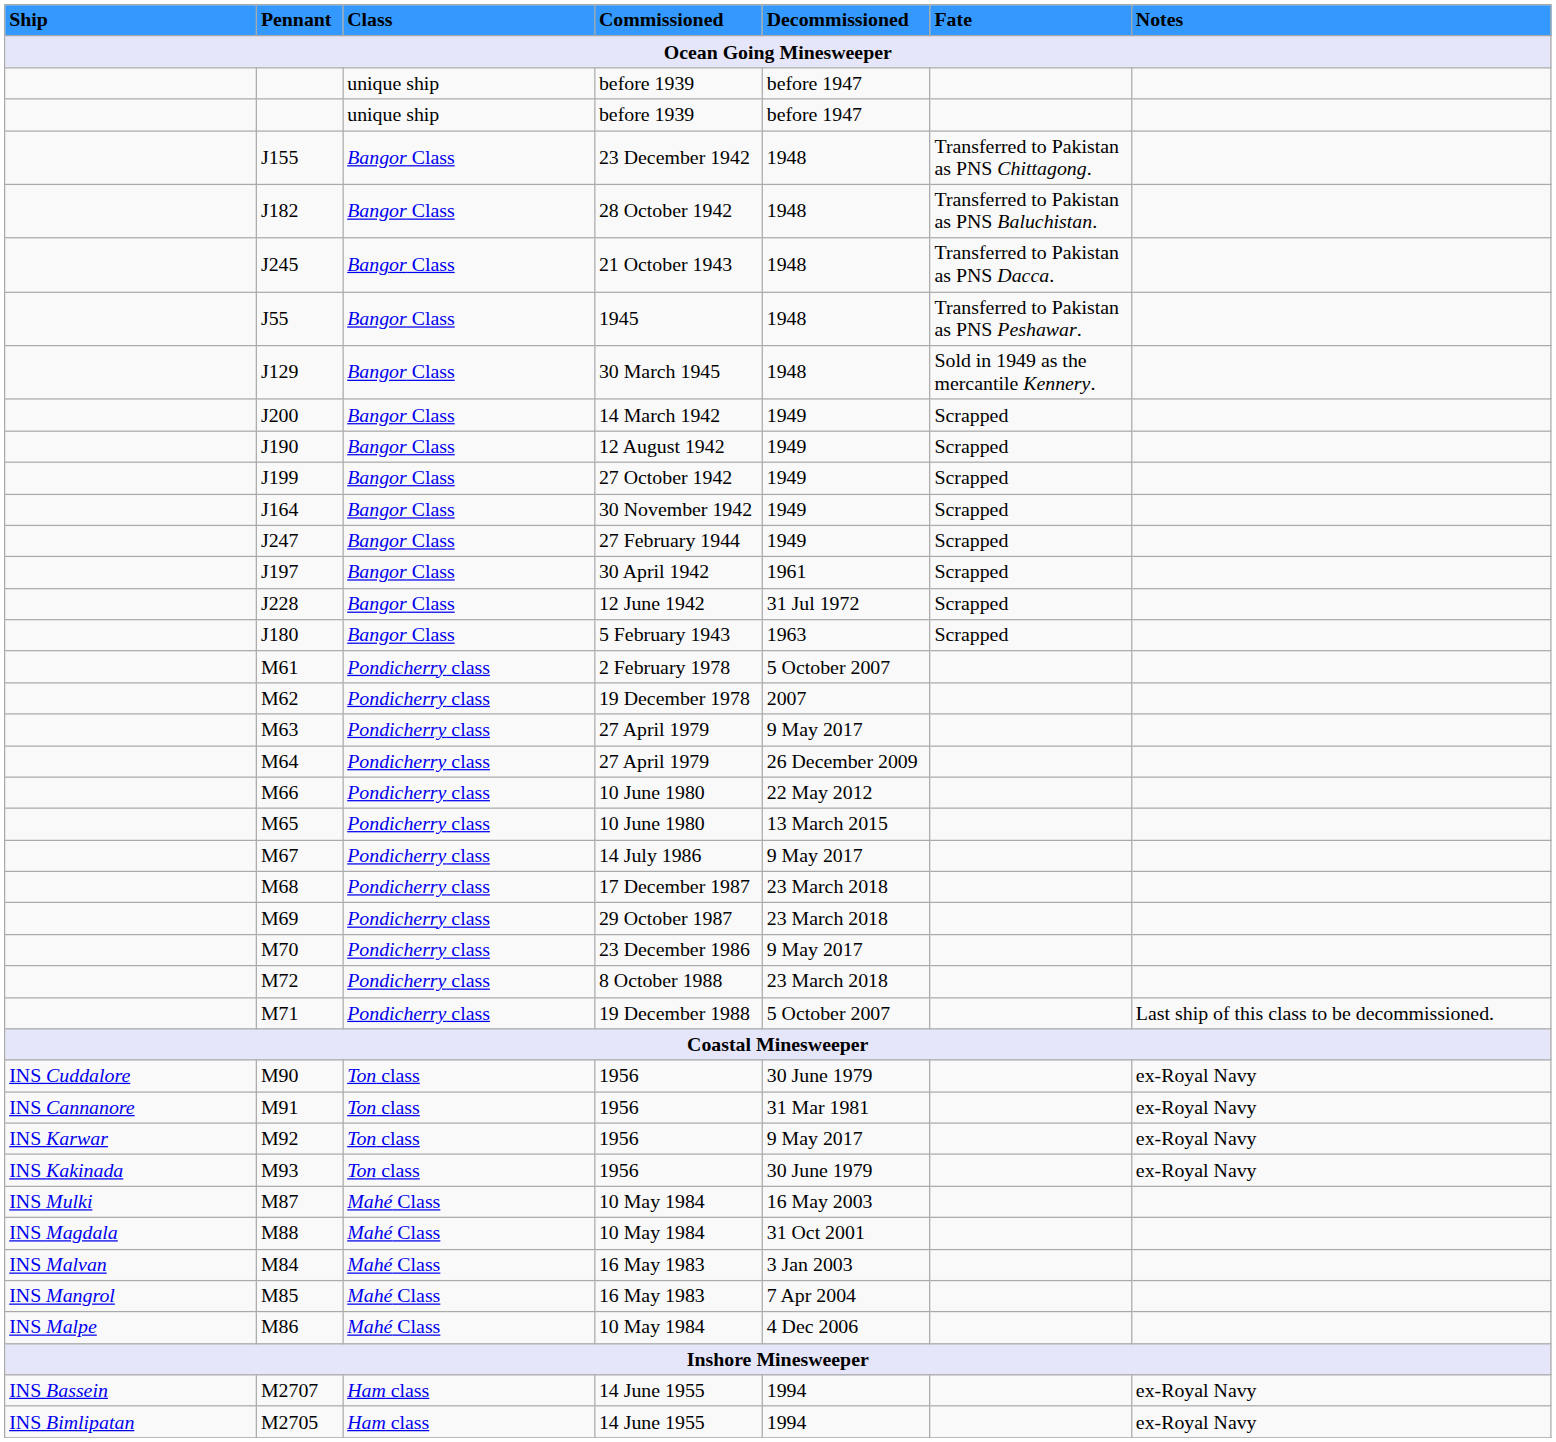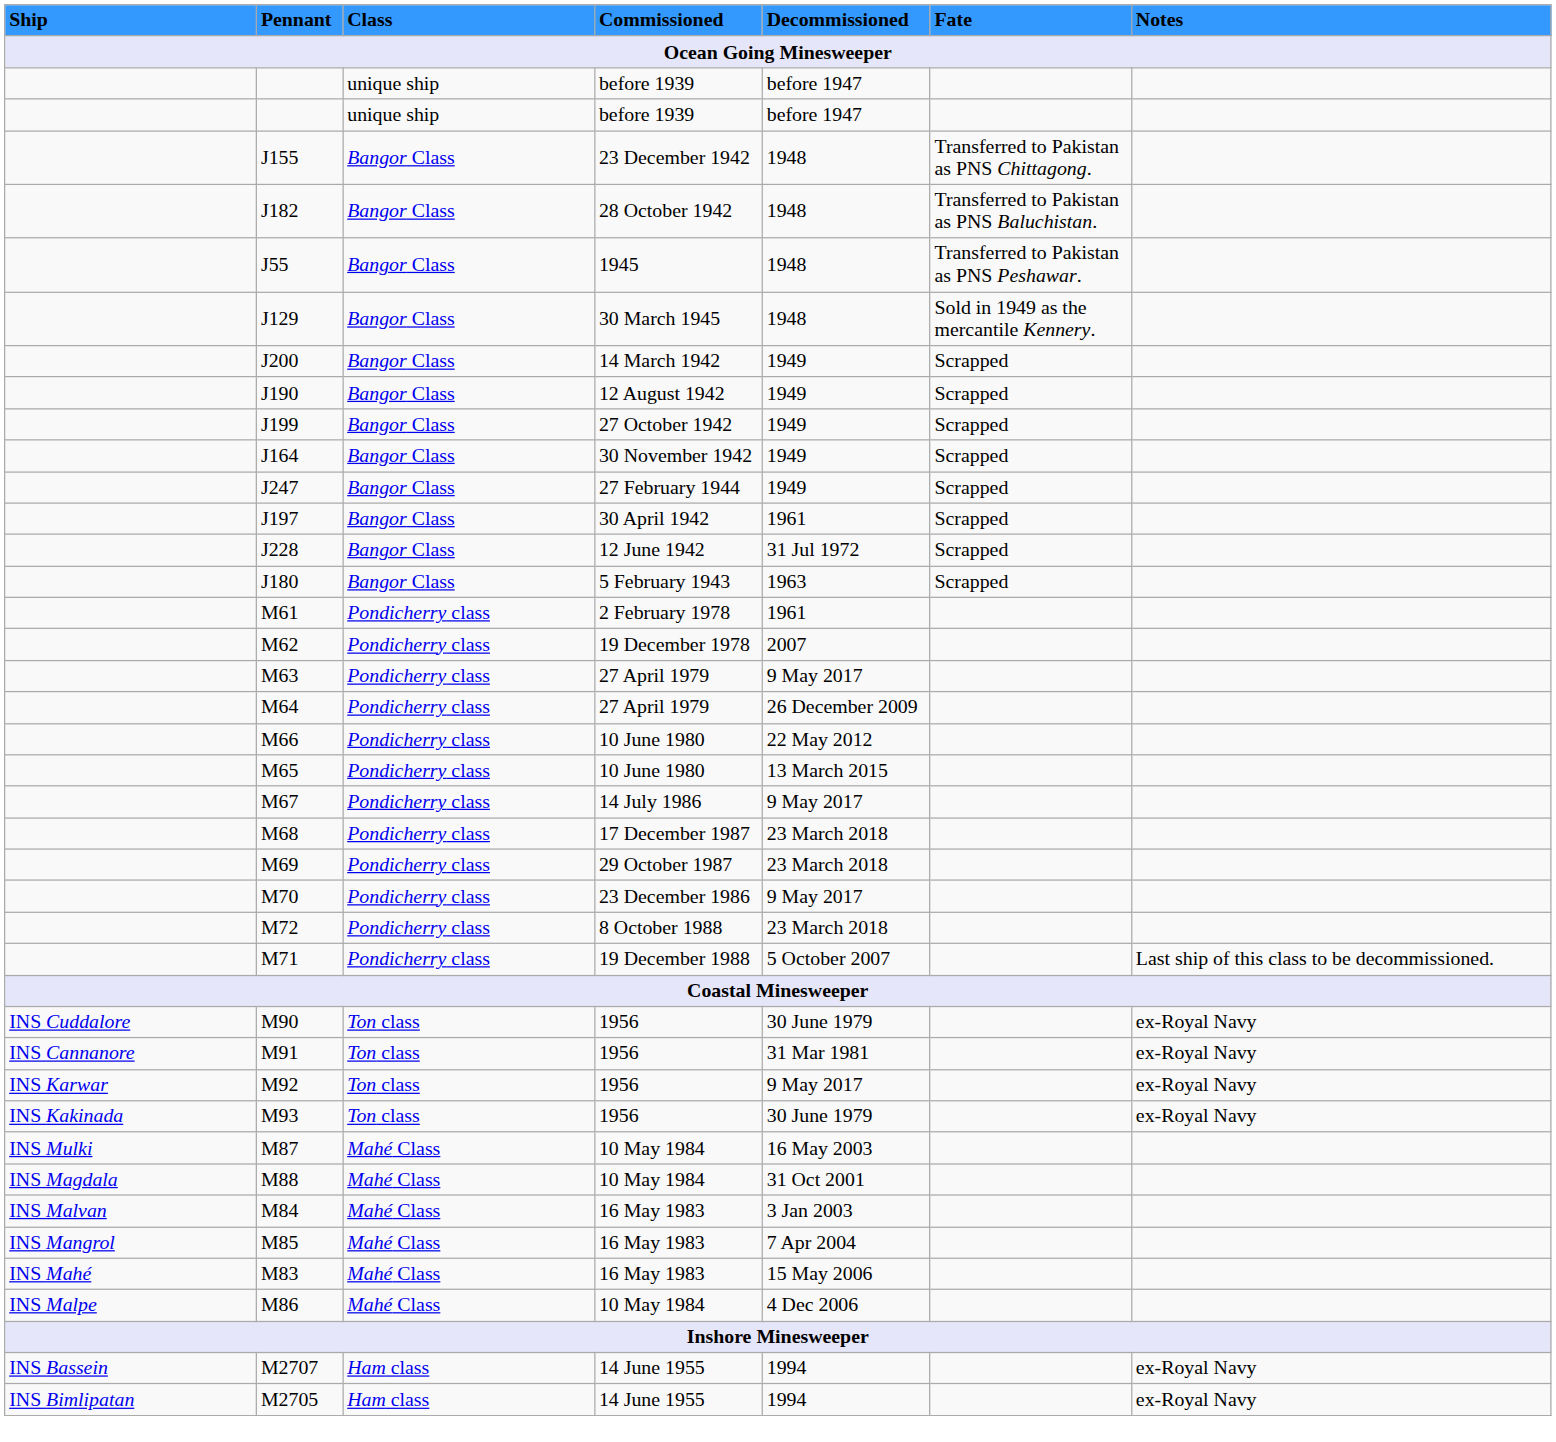- row: (280, 264)
(828, 666) 5 October 2007 -> (787, 612) 1961
+ row: (280, 1273)
